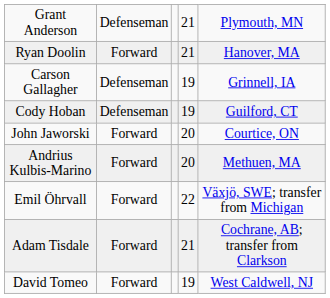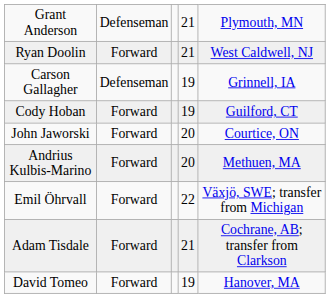(262, 52) Hanover, MA -> (262, 52) West Caldwell, NJ
(134, 111) Defenseman -> (134, 111) Forward
(262, 282) West Caldwell, NJ -> (262, 282) Hanover, MA
